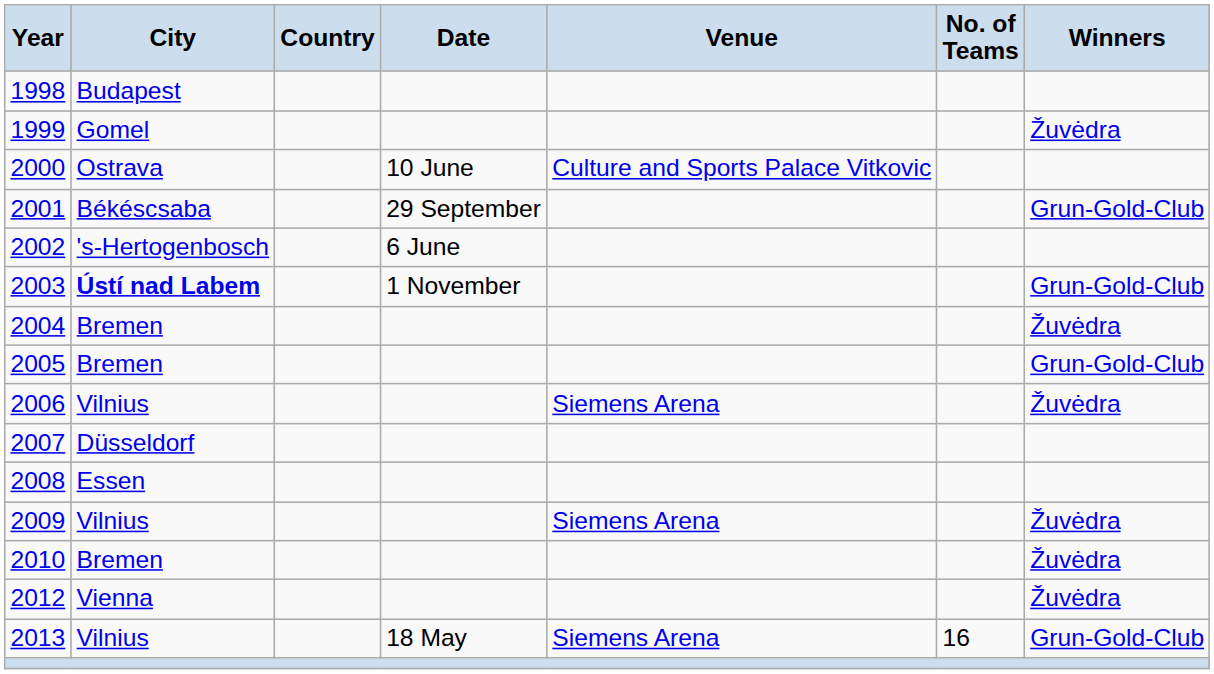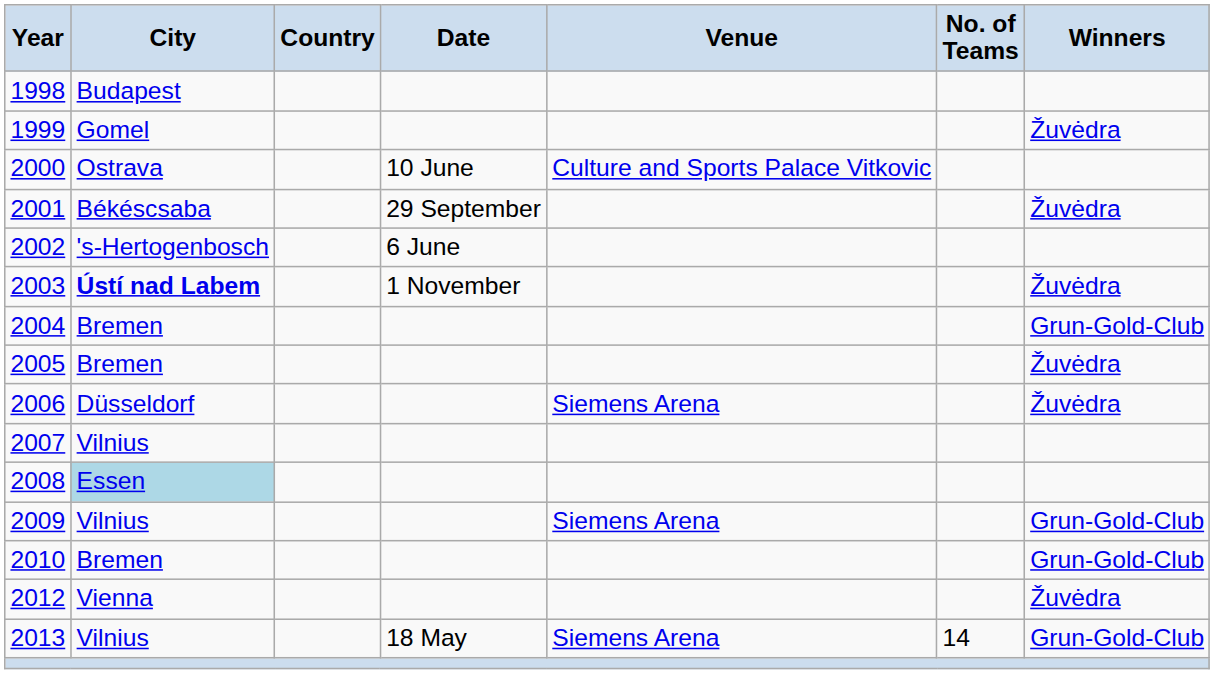(1117, 208) Grun-Gold-Club -> (1075, 208) Žuvėdra
(1117, 286) Grun-Gold-Club -> (1075, 286) Žuvėdra
(1075, 325) Žuvėdra -> (1117, 325) Grun-Gold-Club
(1117, 364) Grun-Gold-Club -> (1075, 364) Žuvėdra
(113, 403) Vilnius -> (136, 403) Düsseldorf
(136, 442) Düsseldorf -> (113, 442) Vilnius
(111, 481) no background -> (111, 481) lightblue background
(1075, 520) Žuvėdra -> (1117, 520) Grun-Gold-Club
(1075, 559) Žuvėdra -> (1117, 559) Grun-Gold-Club
(956, 637) 16 -> (956, 637) 14
